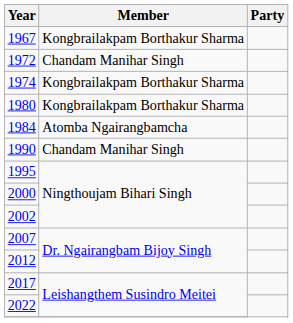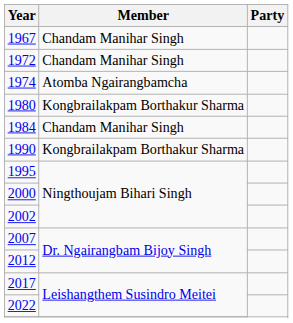(143, 37) Kongbrailakpam Borthakur Sharma -> (113, 37) Chandam Manihar Singh
(143, 82) Kongbrailakpam Borthakur Sharma -> (115, 82) Atomba Ngairangbamcha
(115, 127) Atomba Ngairangbamcha -> (113, 127) Chandam Manihar Singh
(113, 149) Chandam Manihar Singh -> (143, 149) Kongbrailakpam Borthakur Sharma
